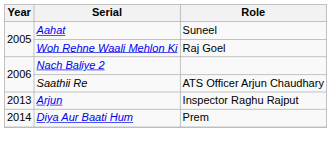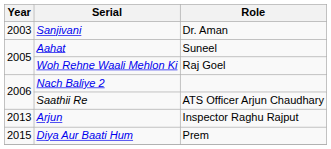+ row: (59, 30)
(19, 118) 2014 -> (19, 135) 2015
